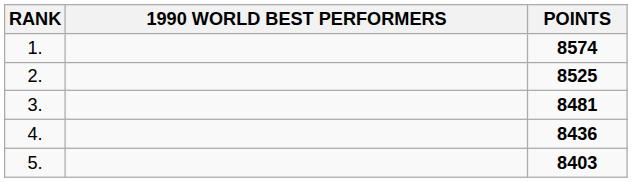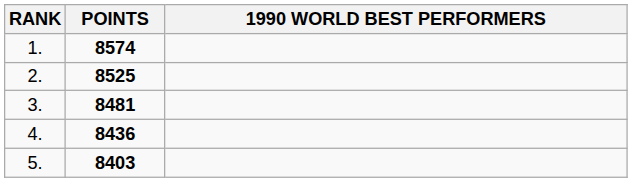columns swapped: (297, 19) <-> (577, 19)
